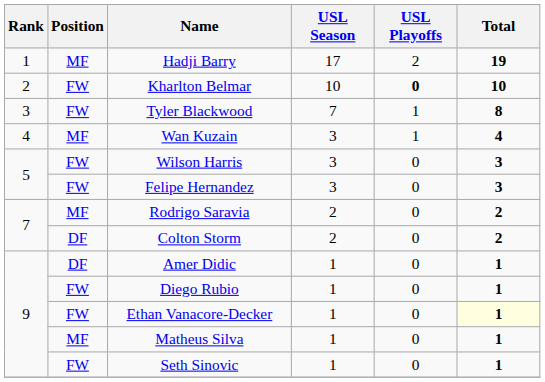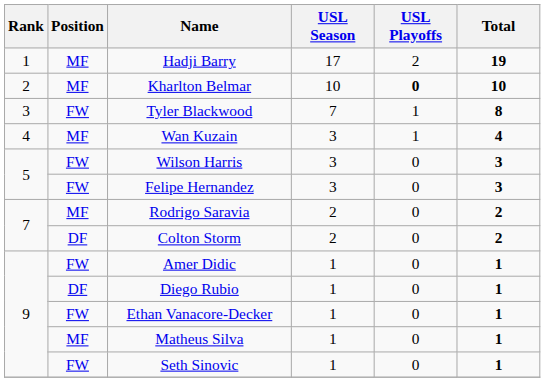(77, 86) FW -> (77, 86) MF
(77, 263) DF -> (77, 263) FW
(77, 288) FW -> (77, 288) DF
(499, 313) lightyellow background -> (499, 313) no background
